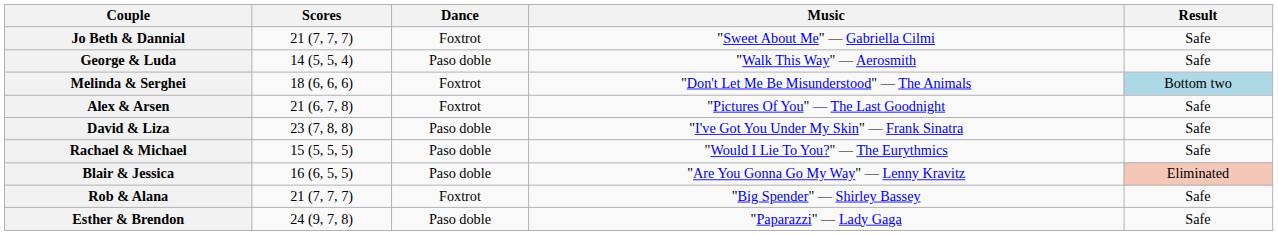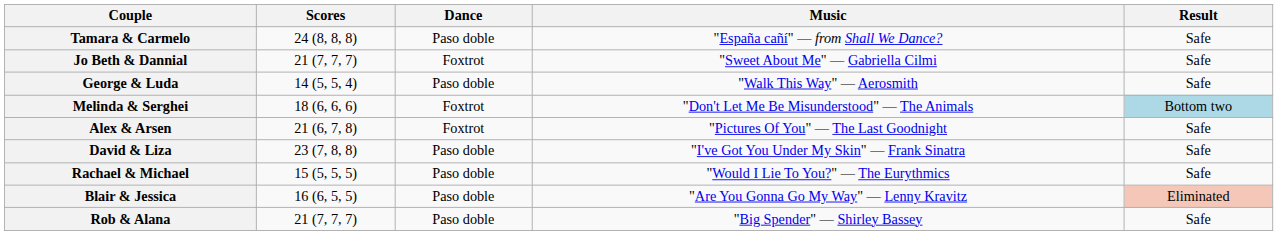+ row: (130, 38)
(460, 196) Foxtrot -> (463, 219) Paso doble
- row: (128, 219)
